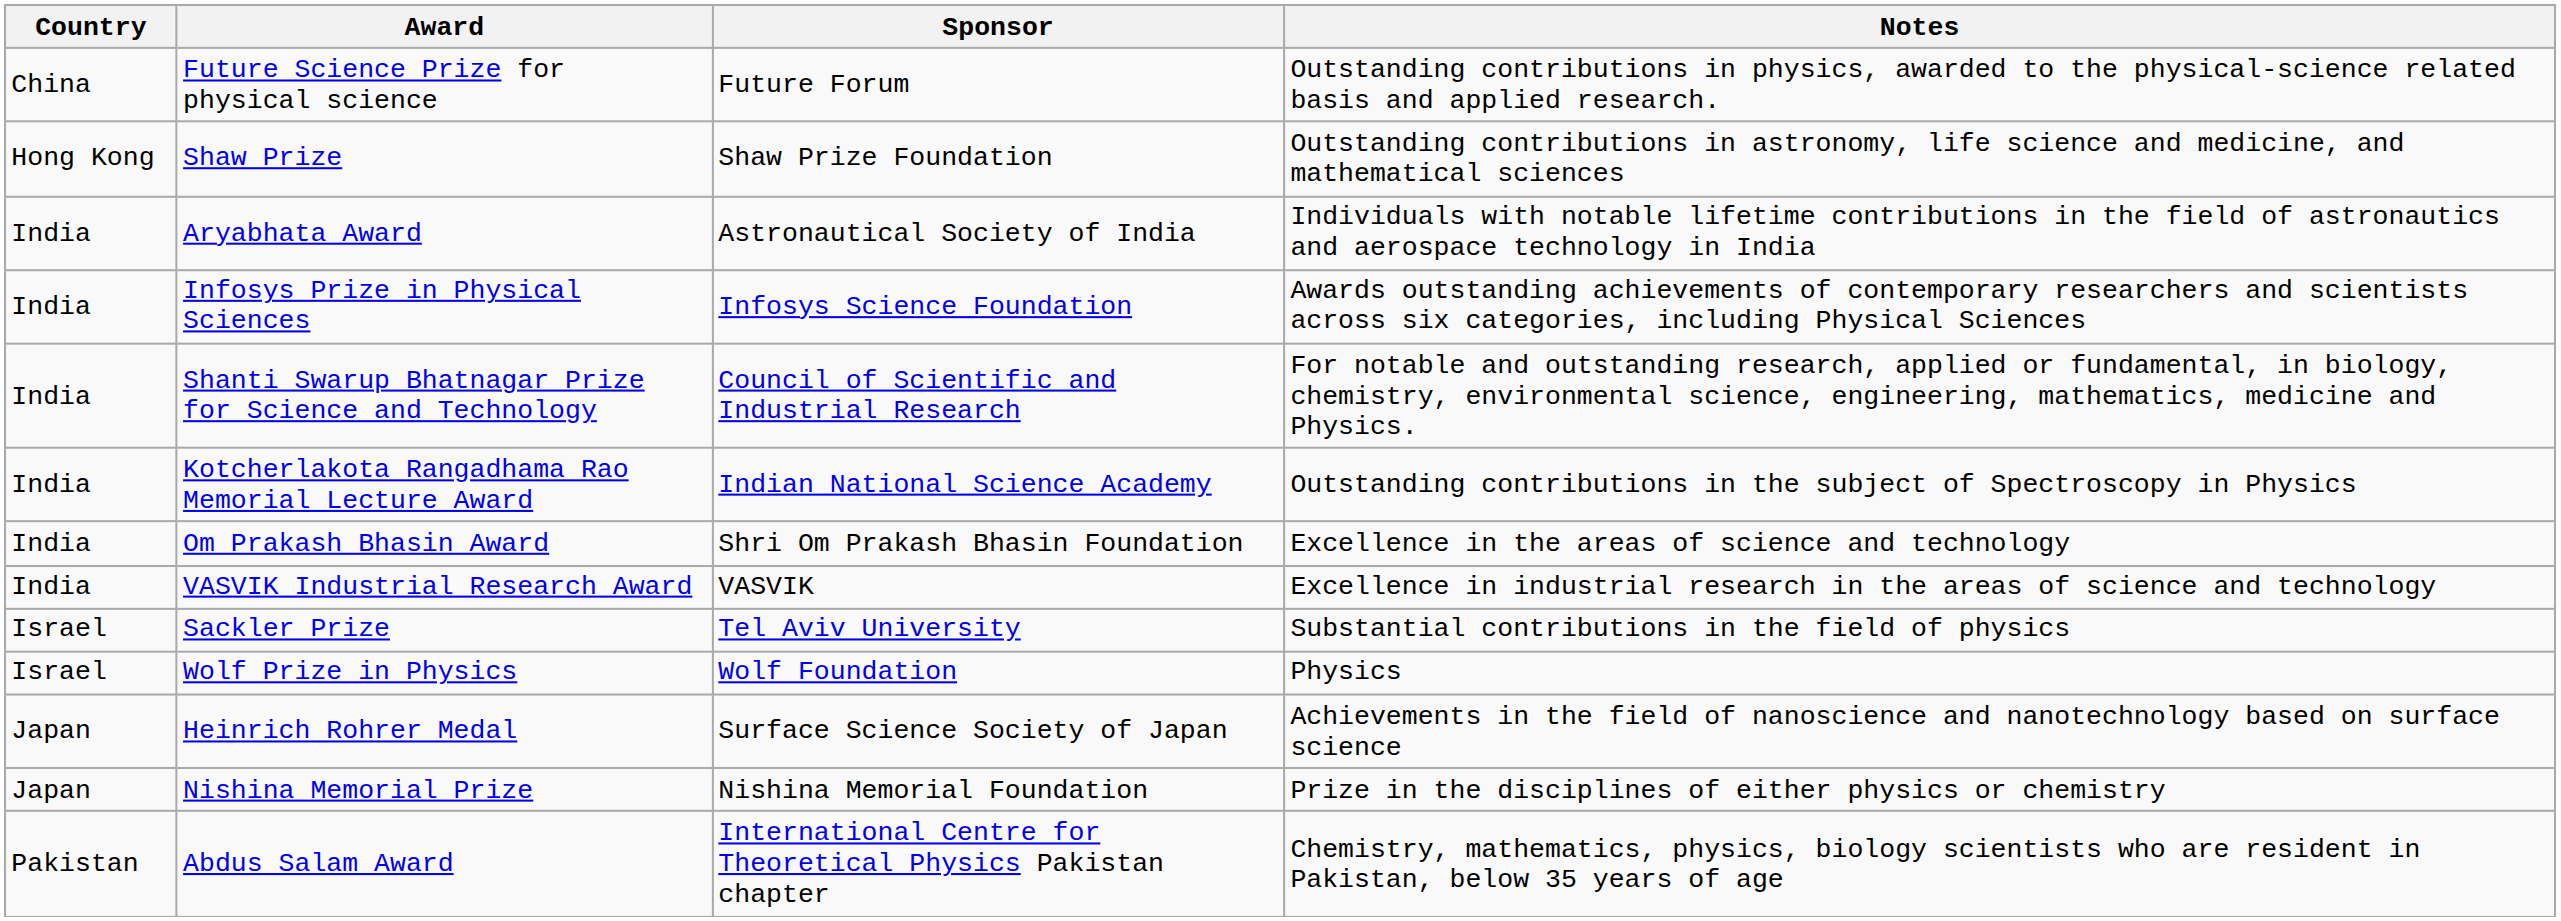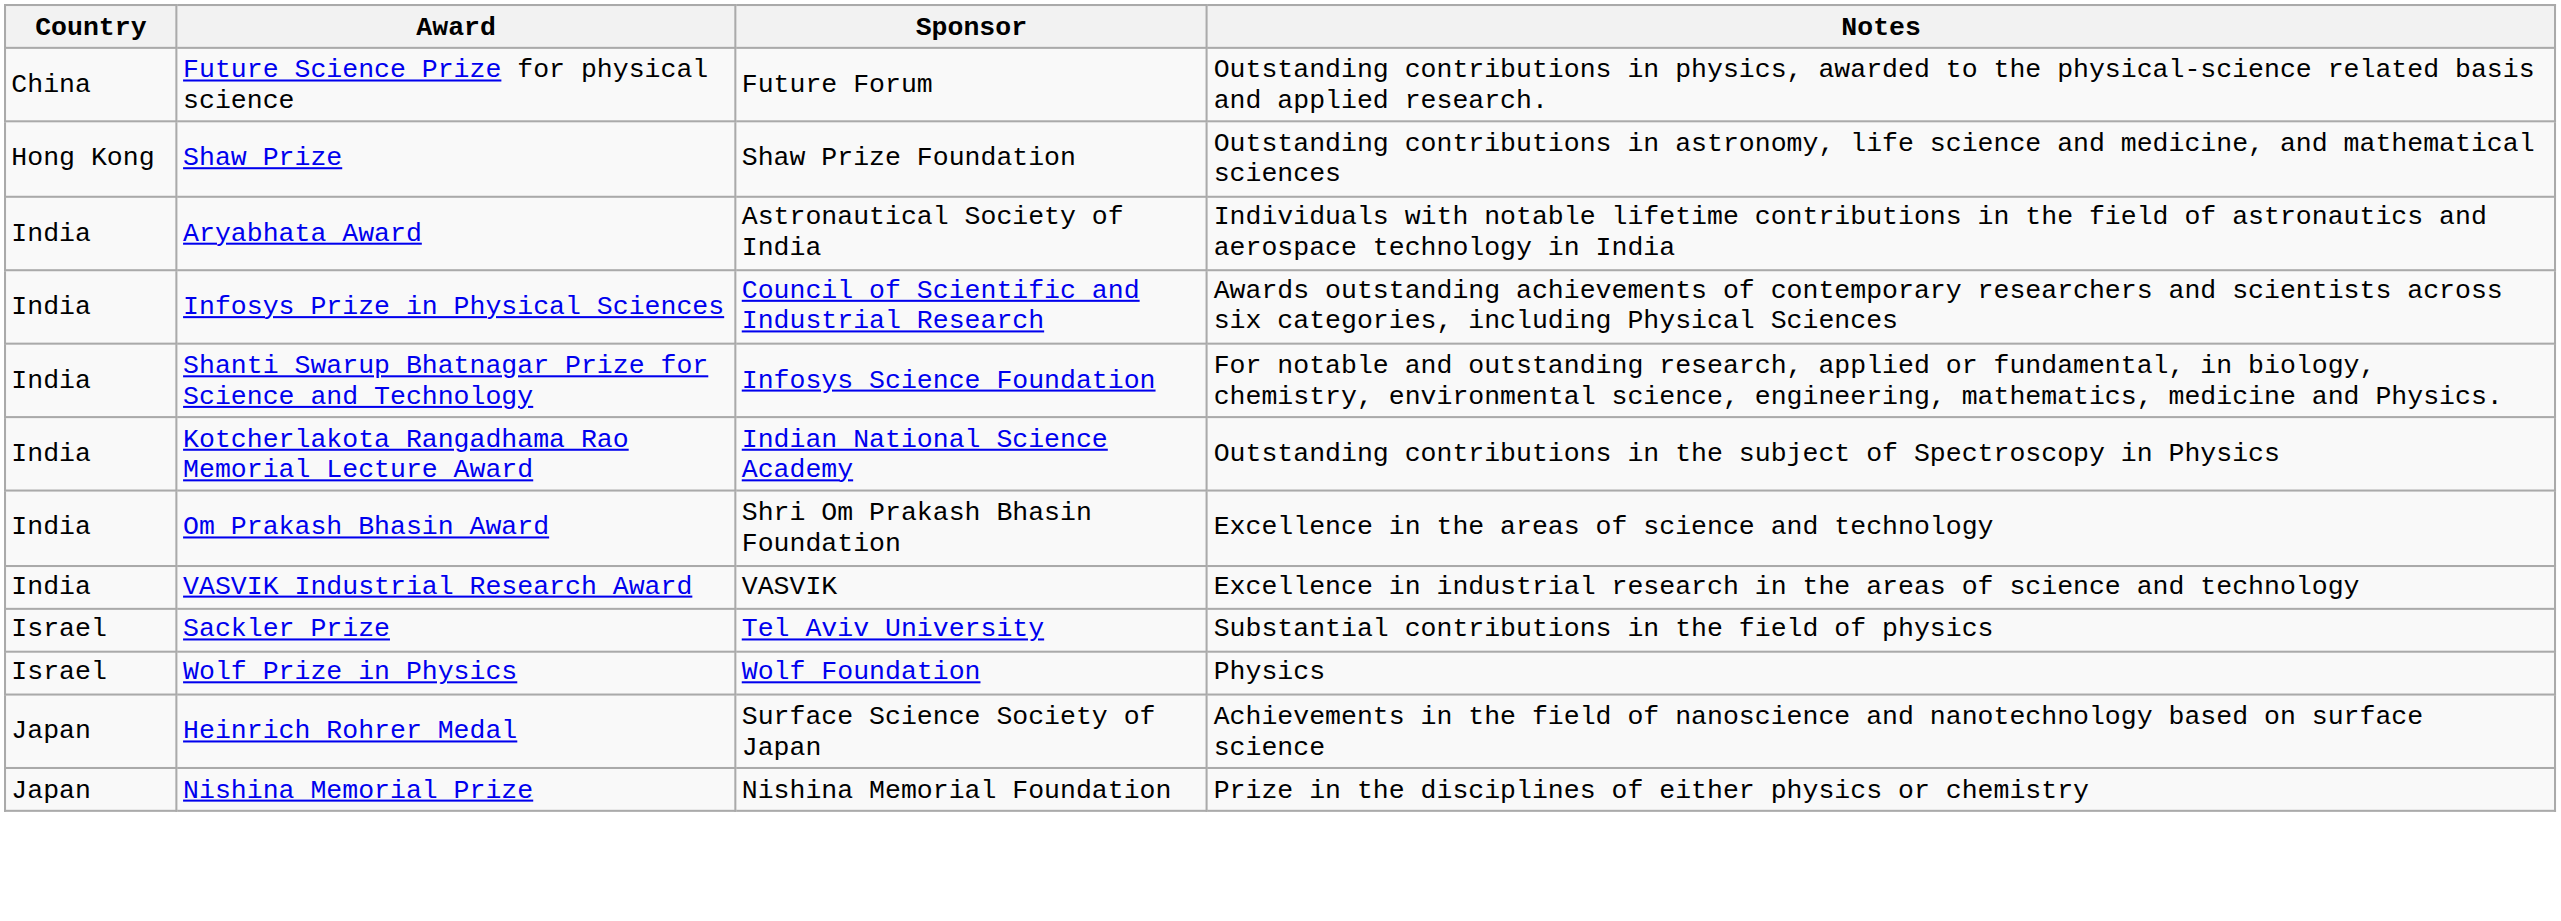(925, 307) Infosys Science Foundation -> (941, 307) Council of Scientific and Industrial Research
(917, 396) Council of Scientific and Industrial Research -> (949, 380) Infosys Science Foundation
- row: (318, 864)
